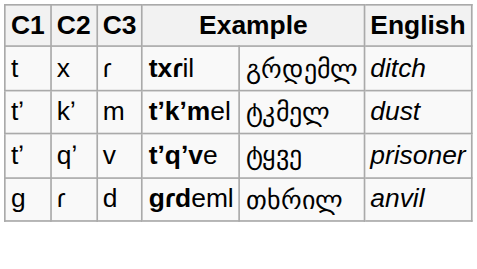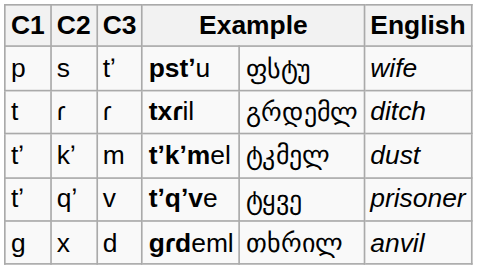+ row: (179, 68)
(63, 68) x -> (61, 111) ɾ
(61, 198) ɾ -> (63, 242) x
